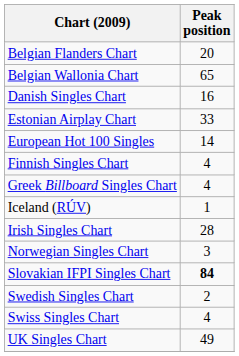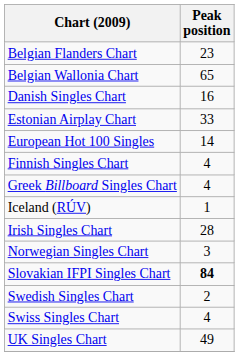(207, 53) 20 -> (207, 53) 23
